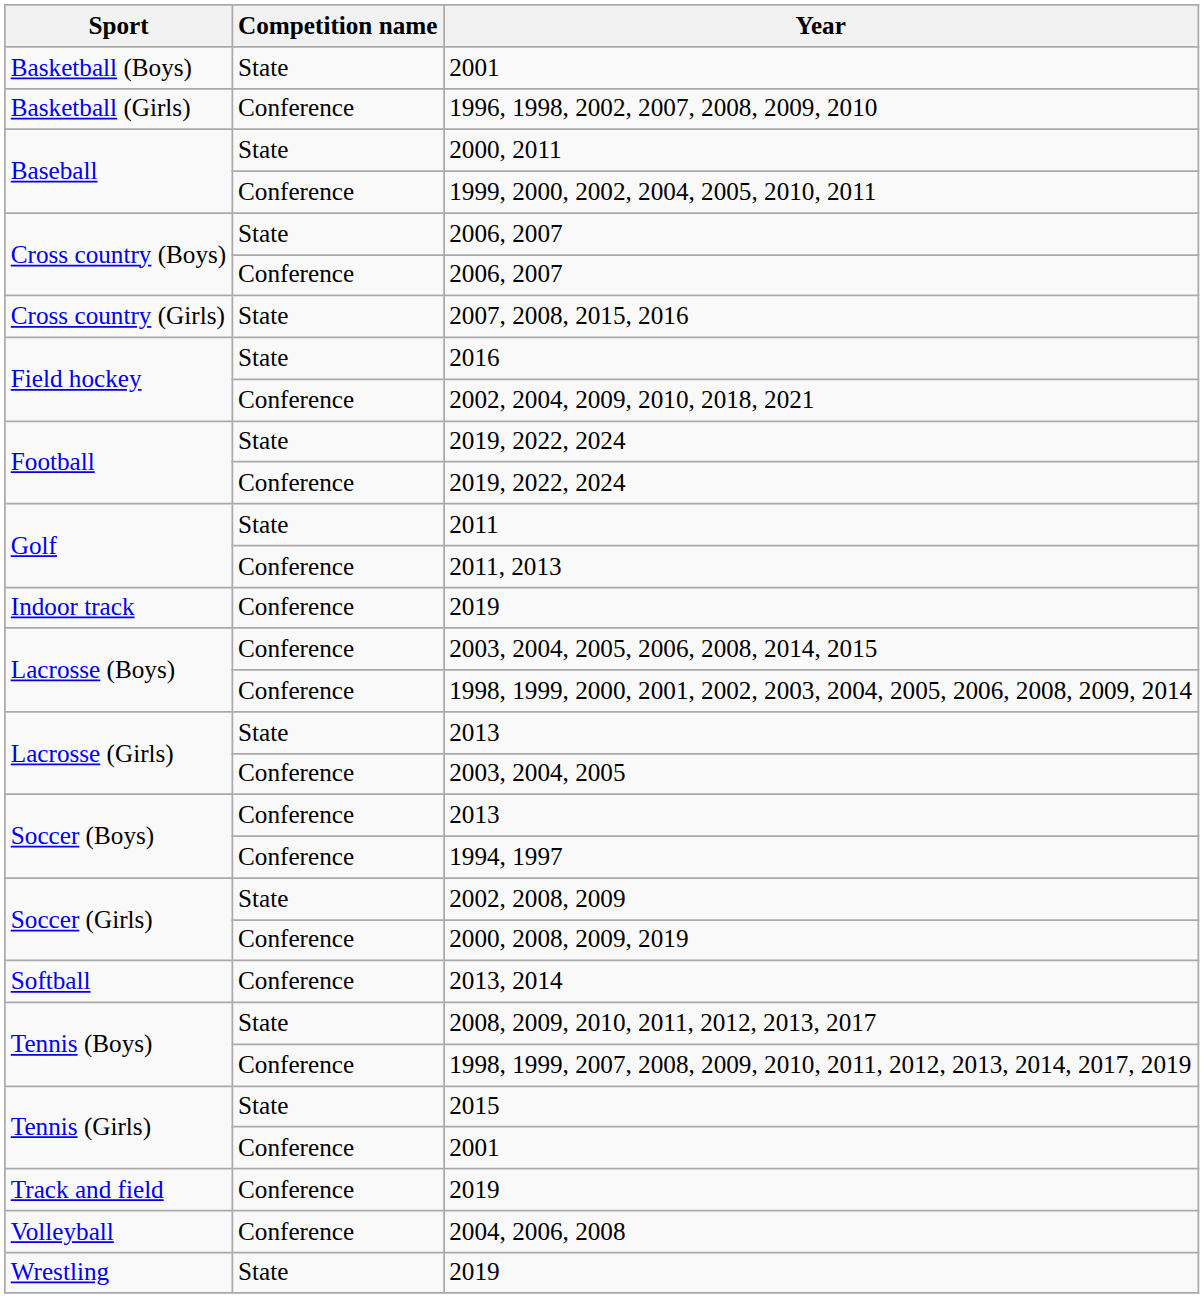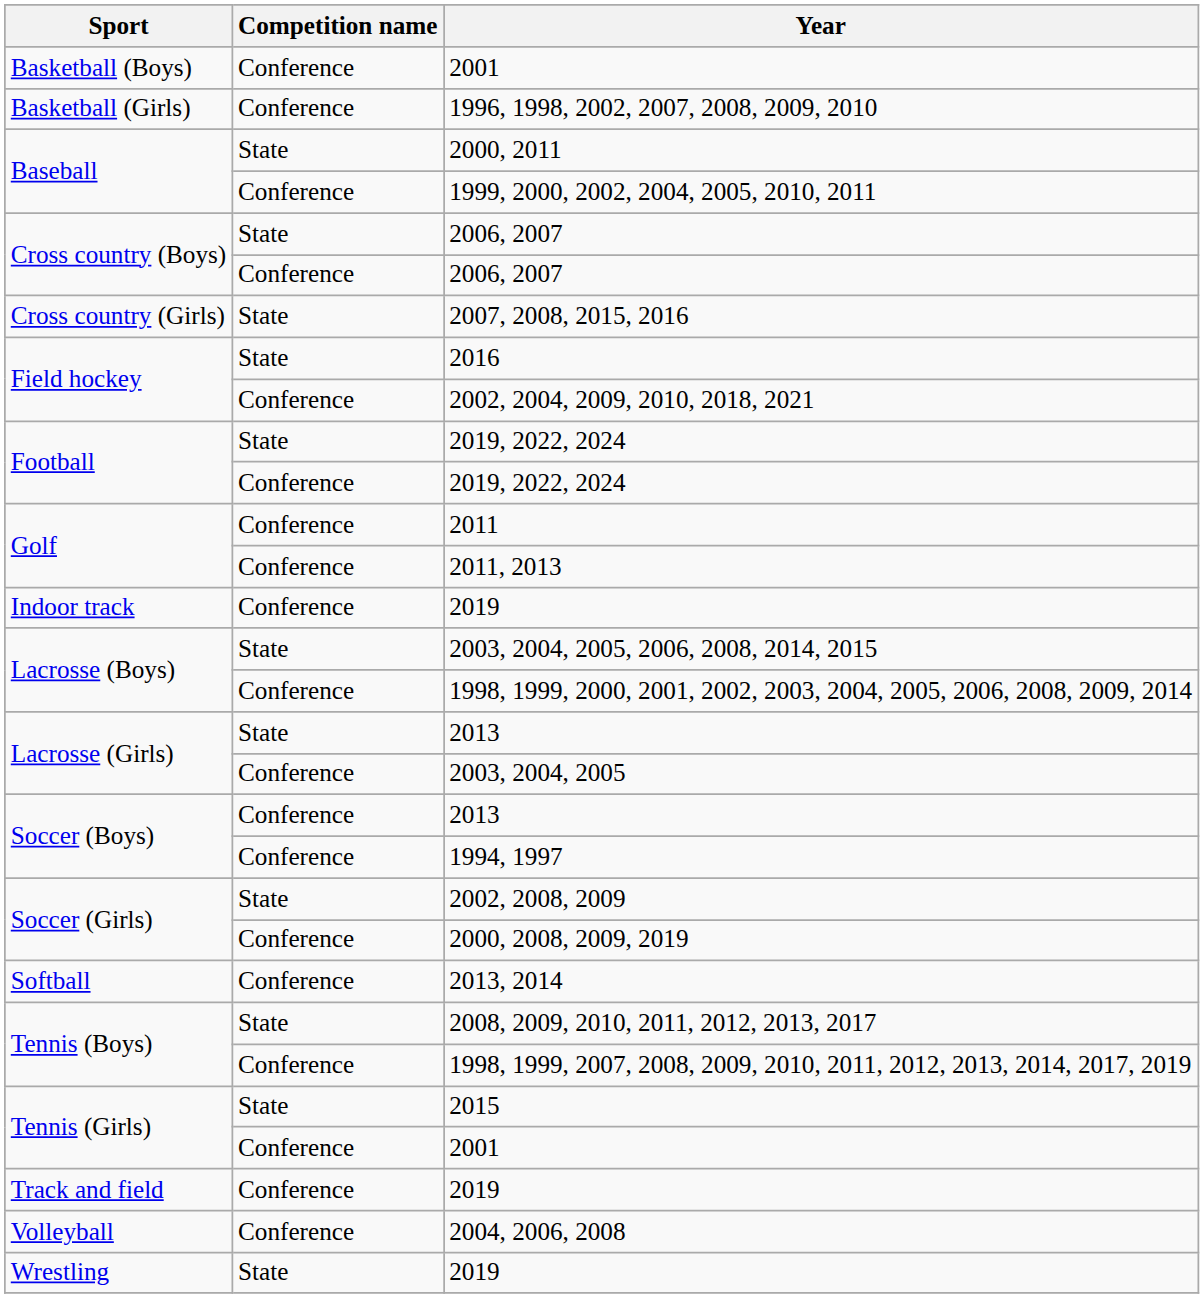(263, 67) State -> (296, 67) Conference
(263, 524) State -> (296, 524) Conference
(296, 649) Conference -> (263, 649) State
